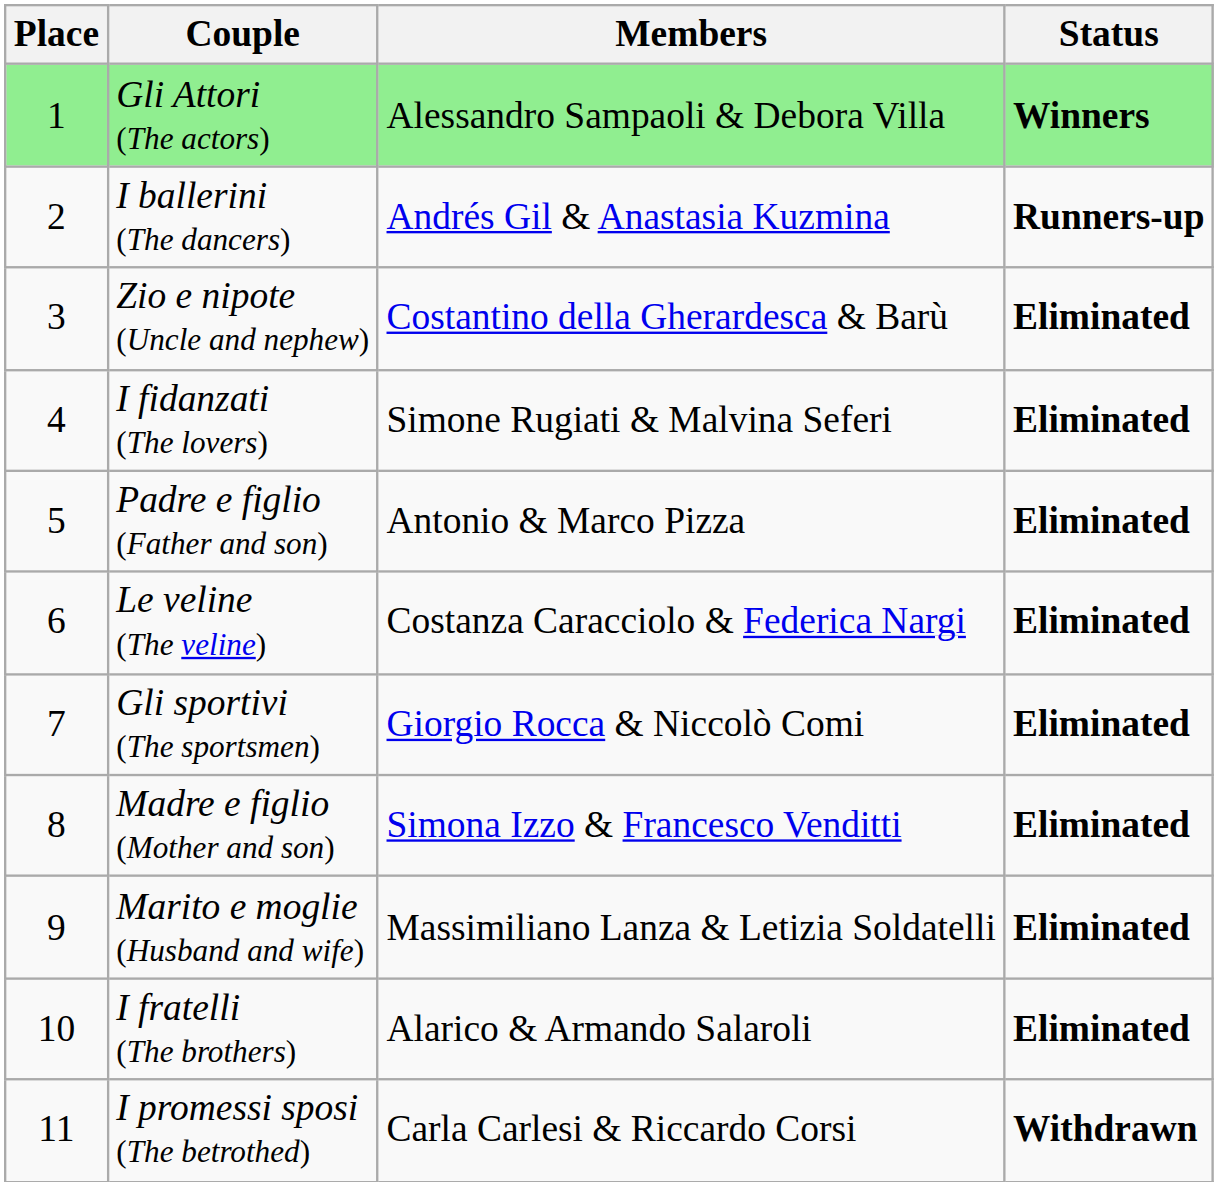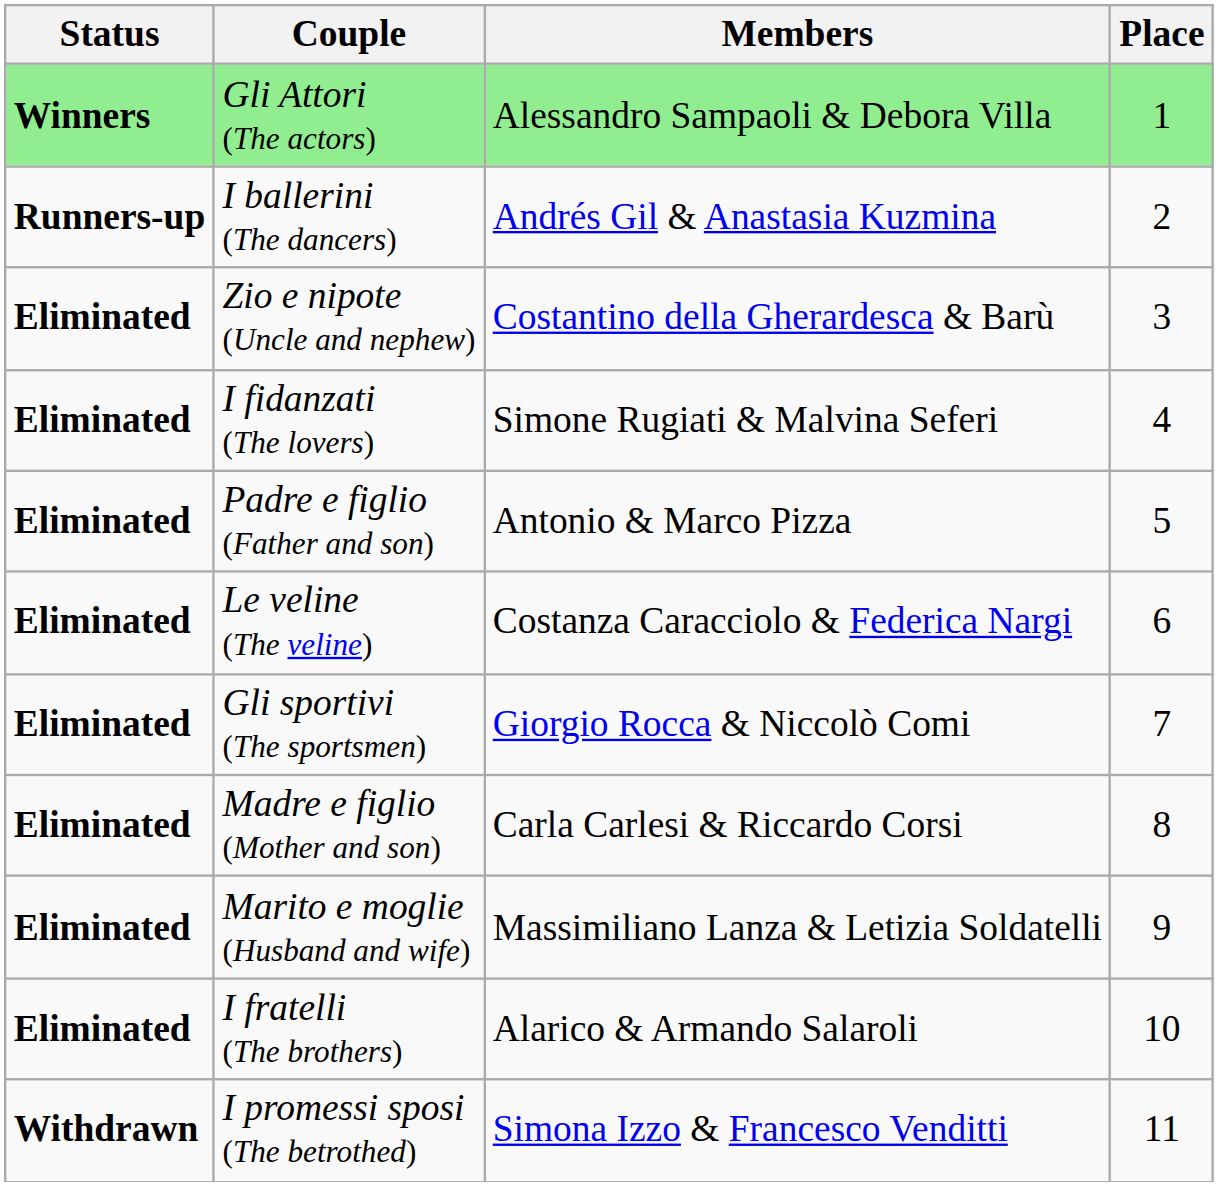columns swapped: (56, 34) <-> (1109, 34)
(644, 825) Simona Izzo & Francesco Venditti -> (728, 825) Carla Carlesi & Riccardo Corsi
(622, 1129) Carla Carlesi & Riccardo Corsi -> (750, 1129) Simona Izzo & Francesco Venditti
